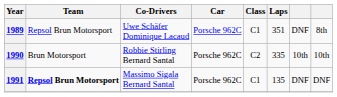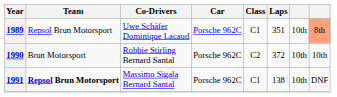(300, 31) DNF -> (299, 31) 10th
(322, 31) no background -> (320, 31) lightsalmon background
(278, 55) 335 -> (278, 55) 372
(278, 80) 135 -> (278, 80) 138
(300, 80) DNF -> (299, 80) 10th
